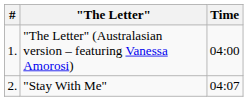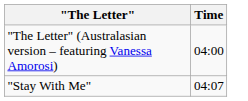- column: (12, 14)
